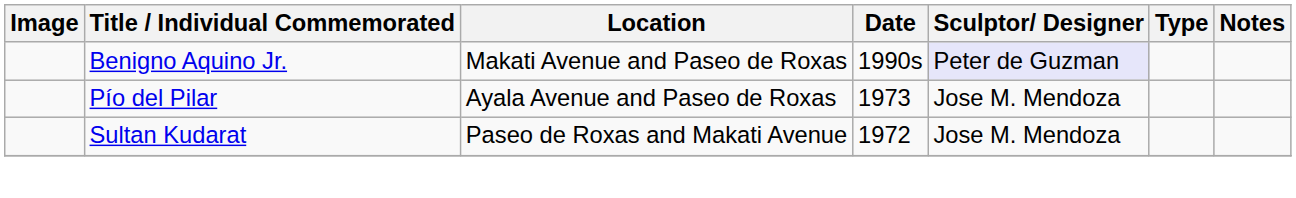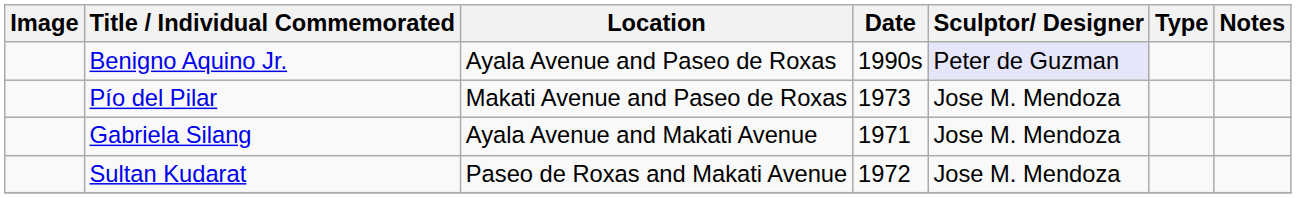(656, 60) Makati Avenue and Paseo de Roxas -> (651, 60) Ayala Avenue and Paseo de Roxas
(651, 98) Ayala Avenue and Paseo de Roxas -> (656, 98) Makati Avenue and Paseo de Roxas
+ row: (171, 135)
